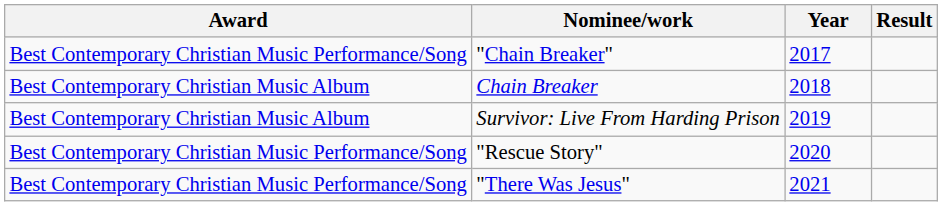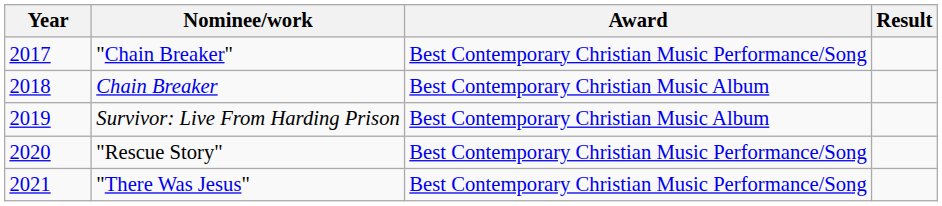columns swapped: (828, 20) <-> (238, 20)
